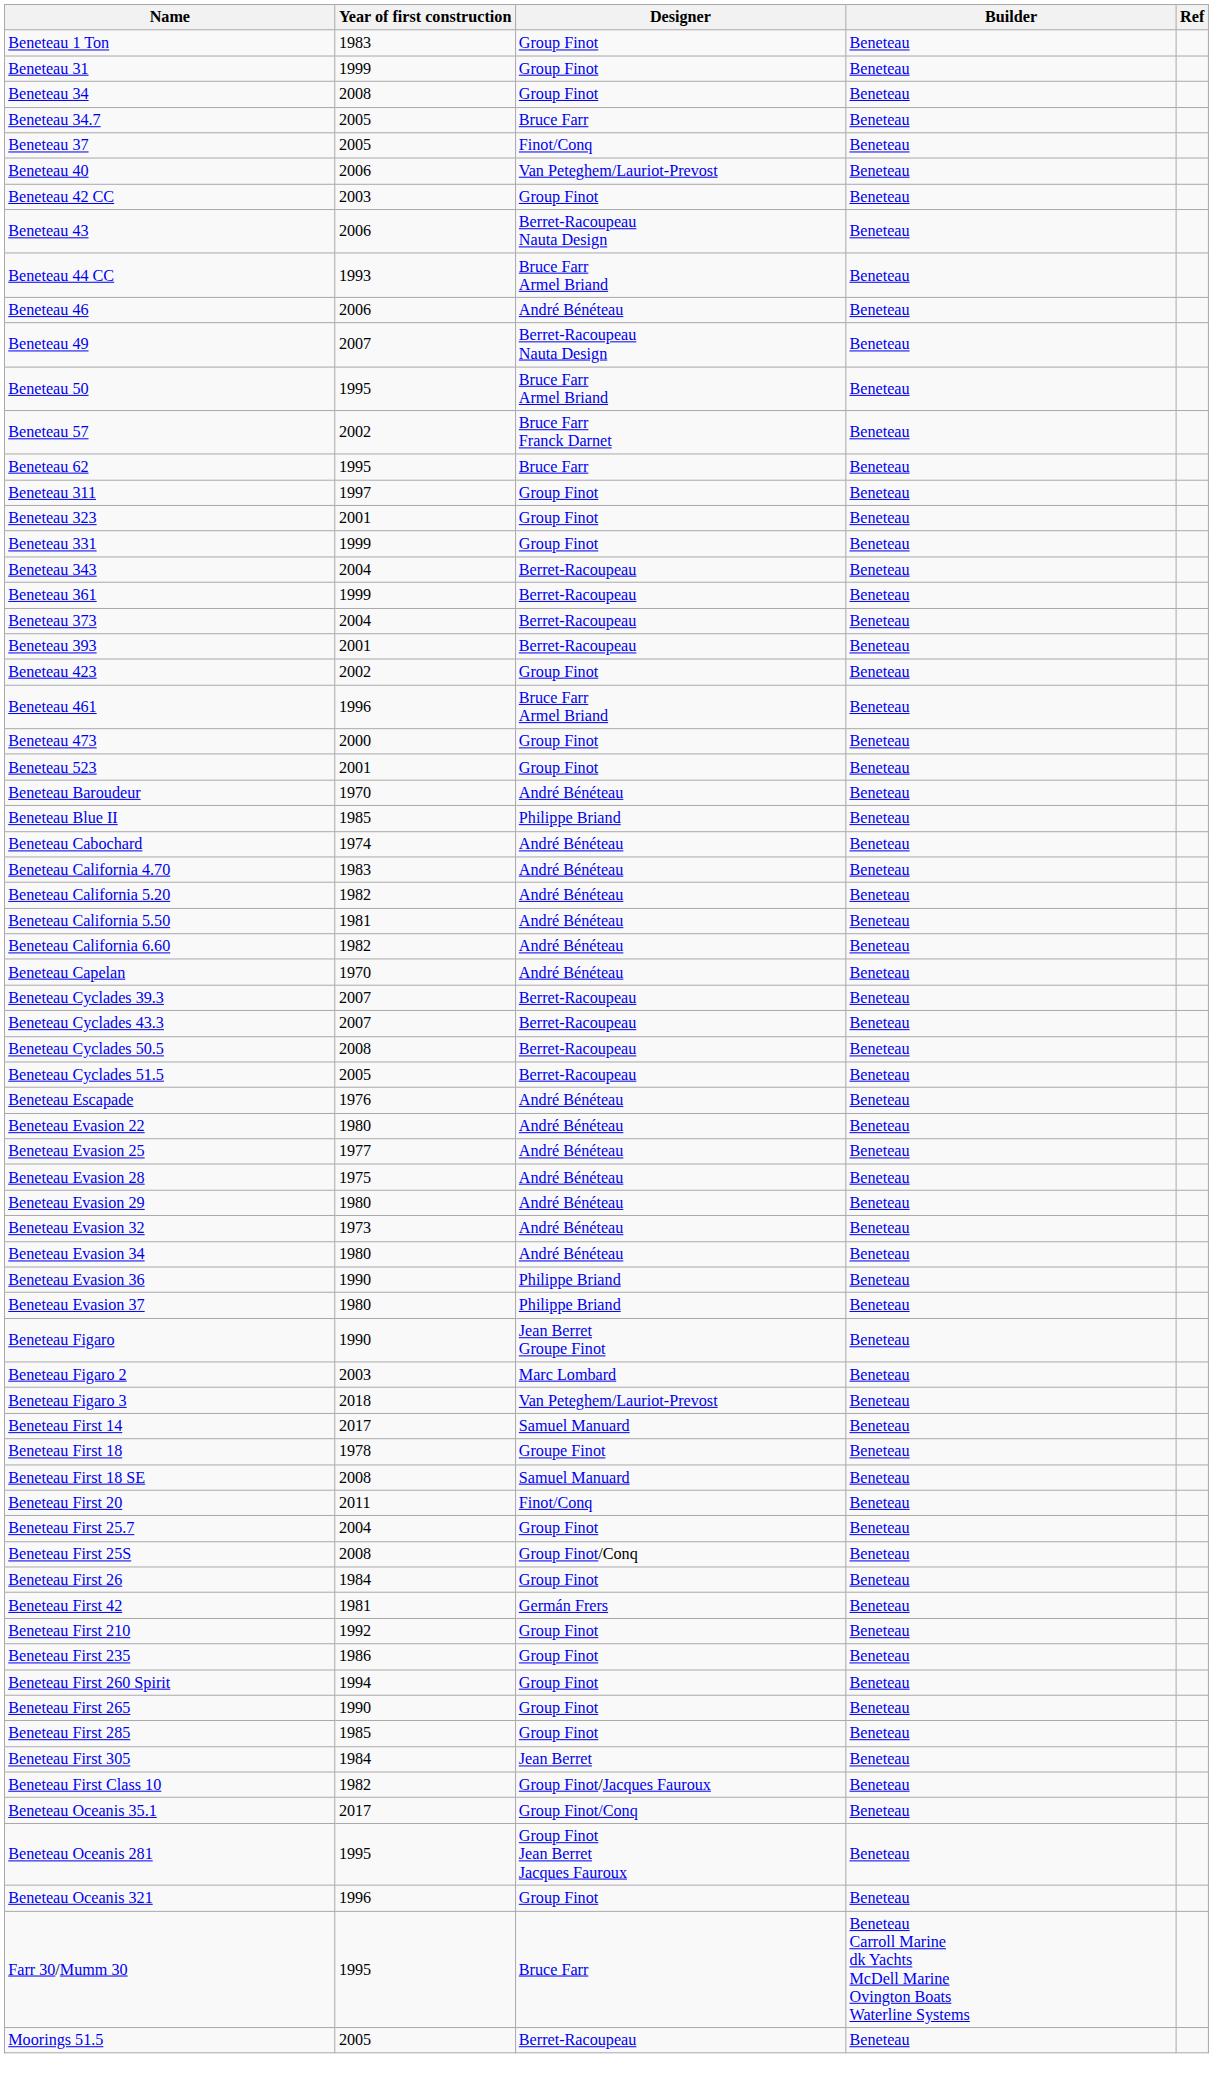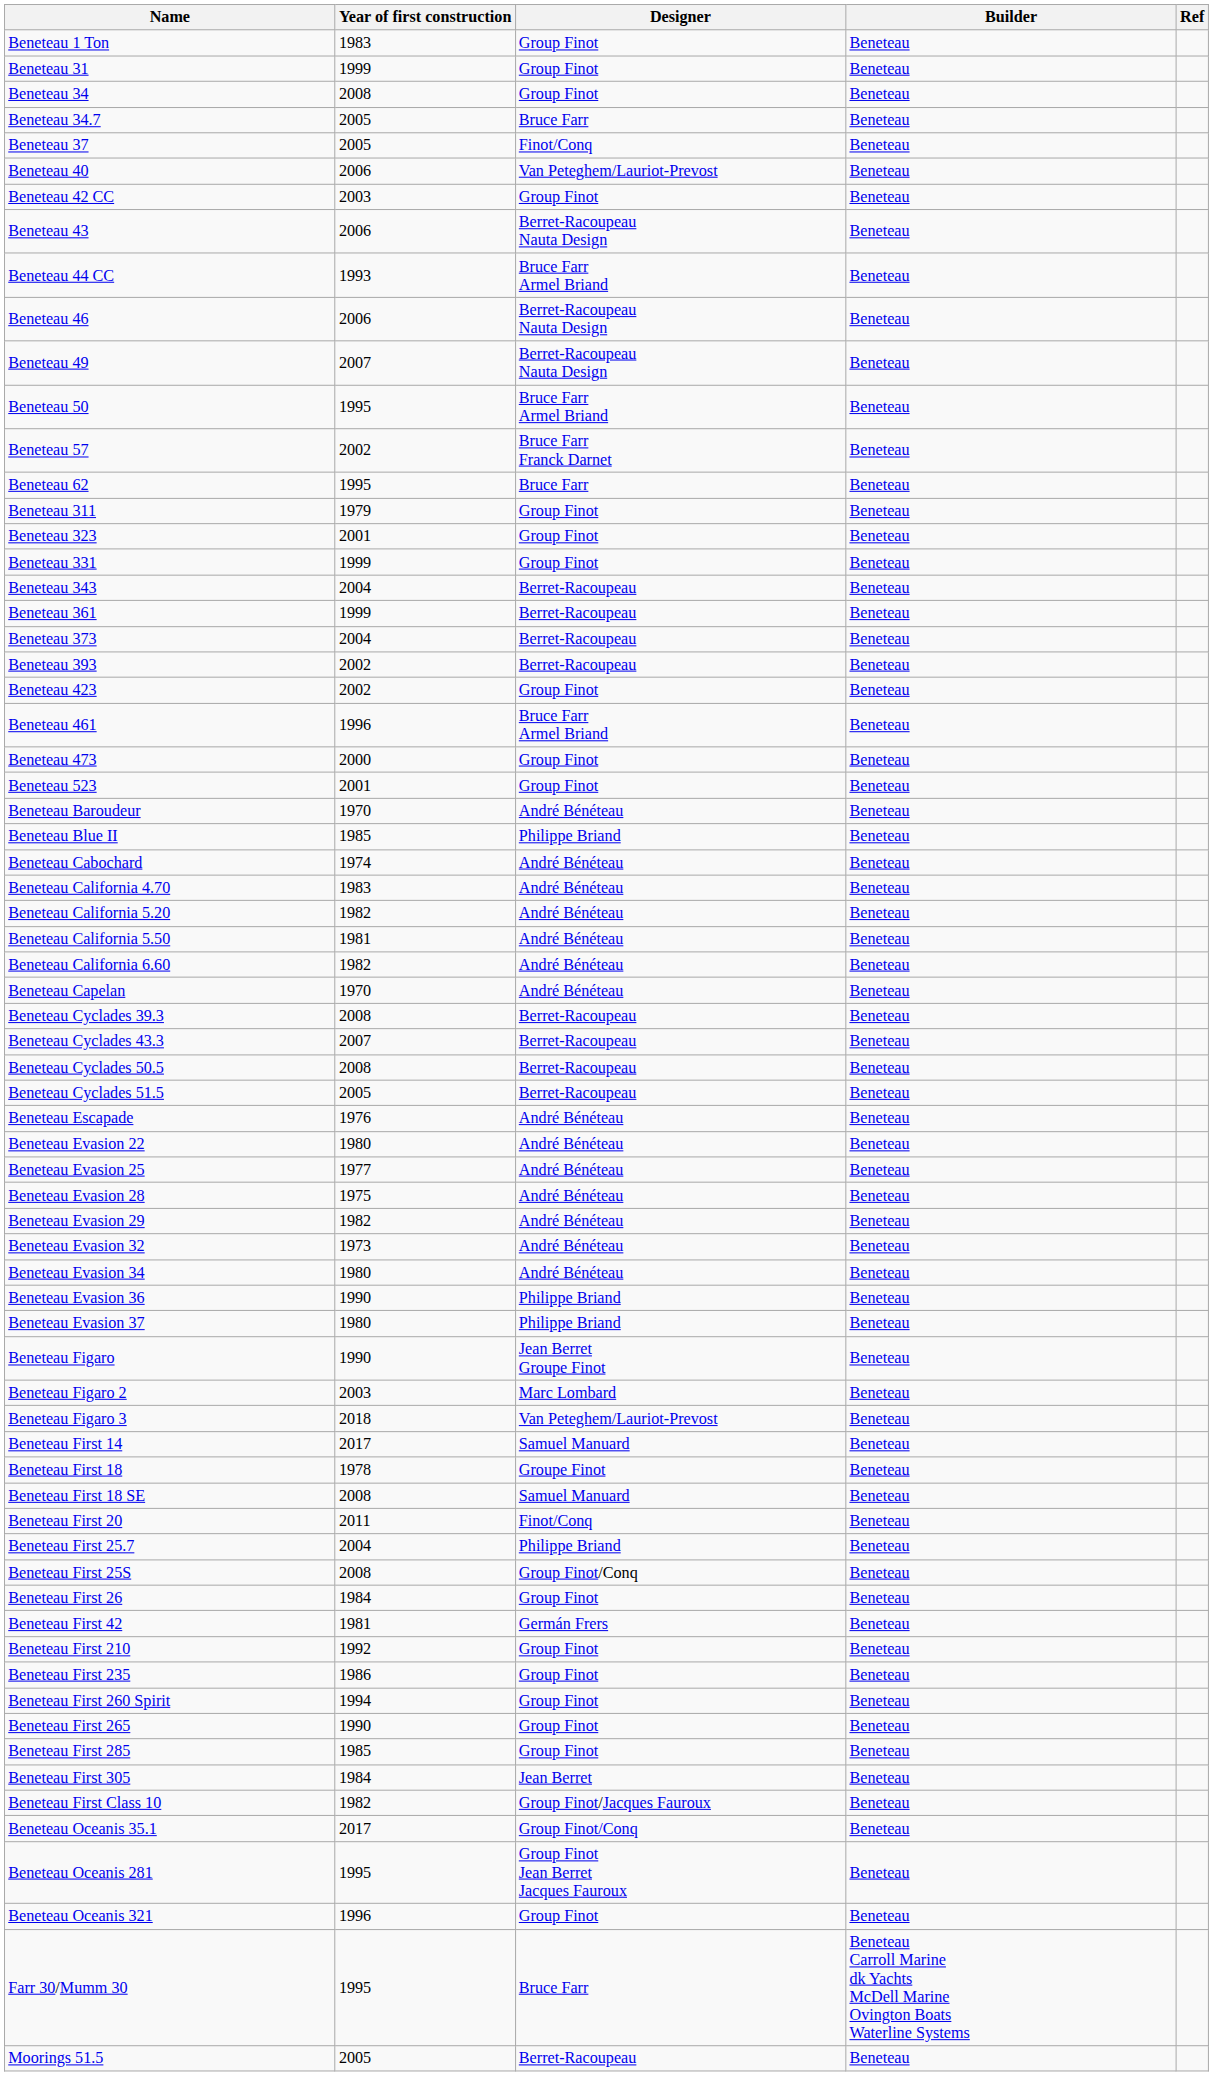(571, 309) André Bénéteau -> (578, 319) Berret-Racoupeau Nauta Design
(355, 492) 1997 -> (355, 510) 1979
(355, 646) 2001 -> (355, 664) 2002
(355, 997) 2007 -> (355, 1015) 2008
(355, 1202) 1980 -> (355, 1220) 1982
(559, 1528) Group Finot -> (570, 1546) Philippe Briand
